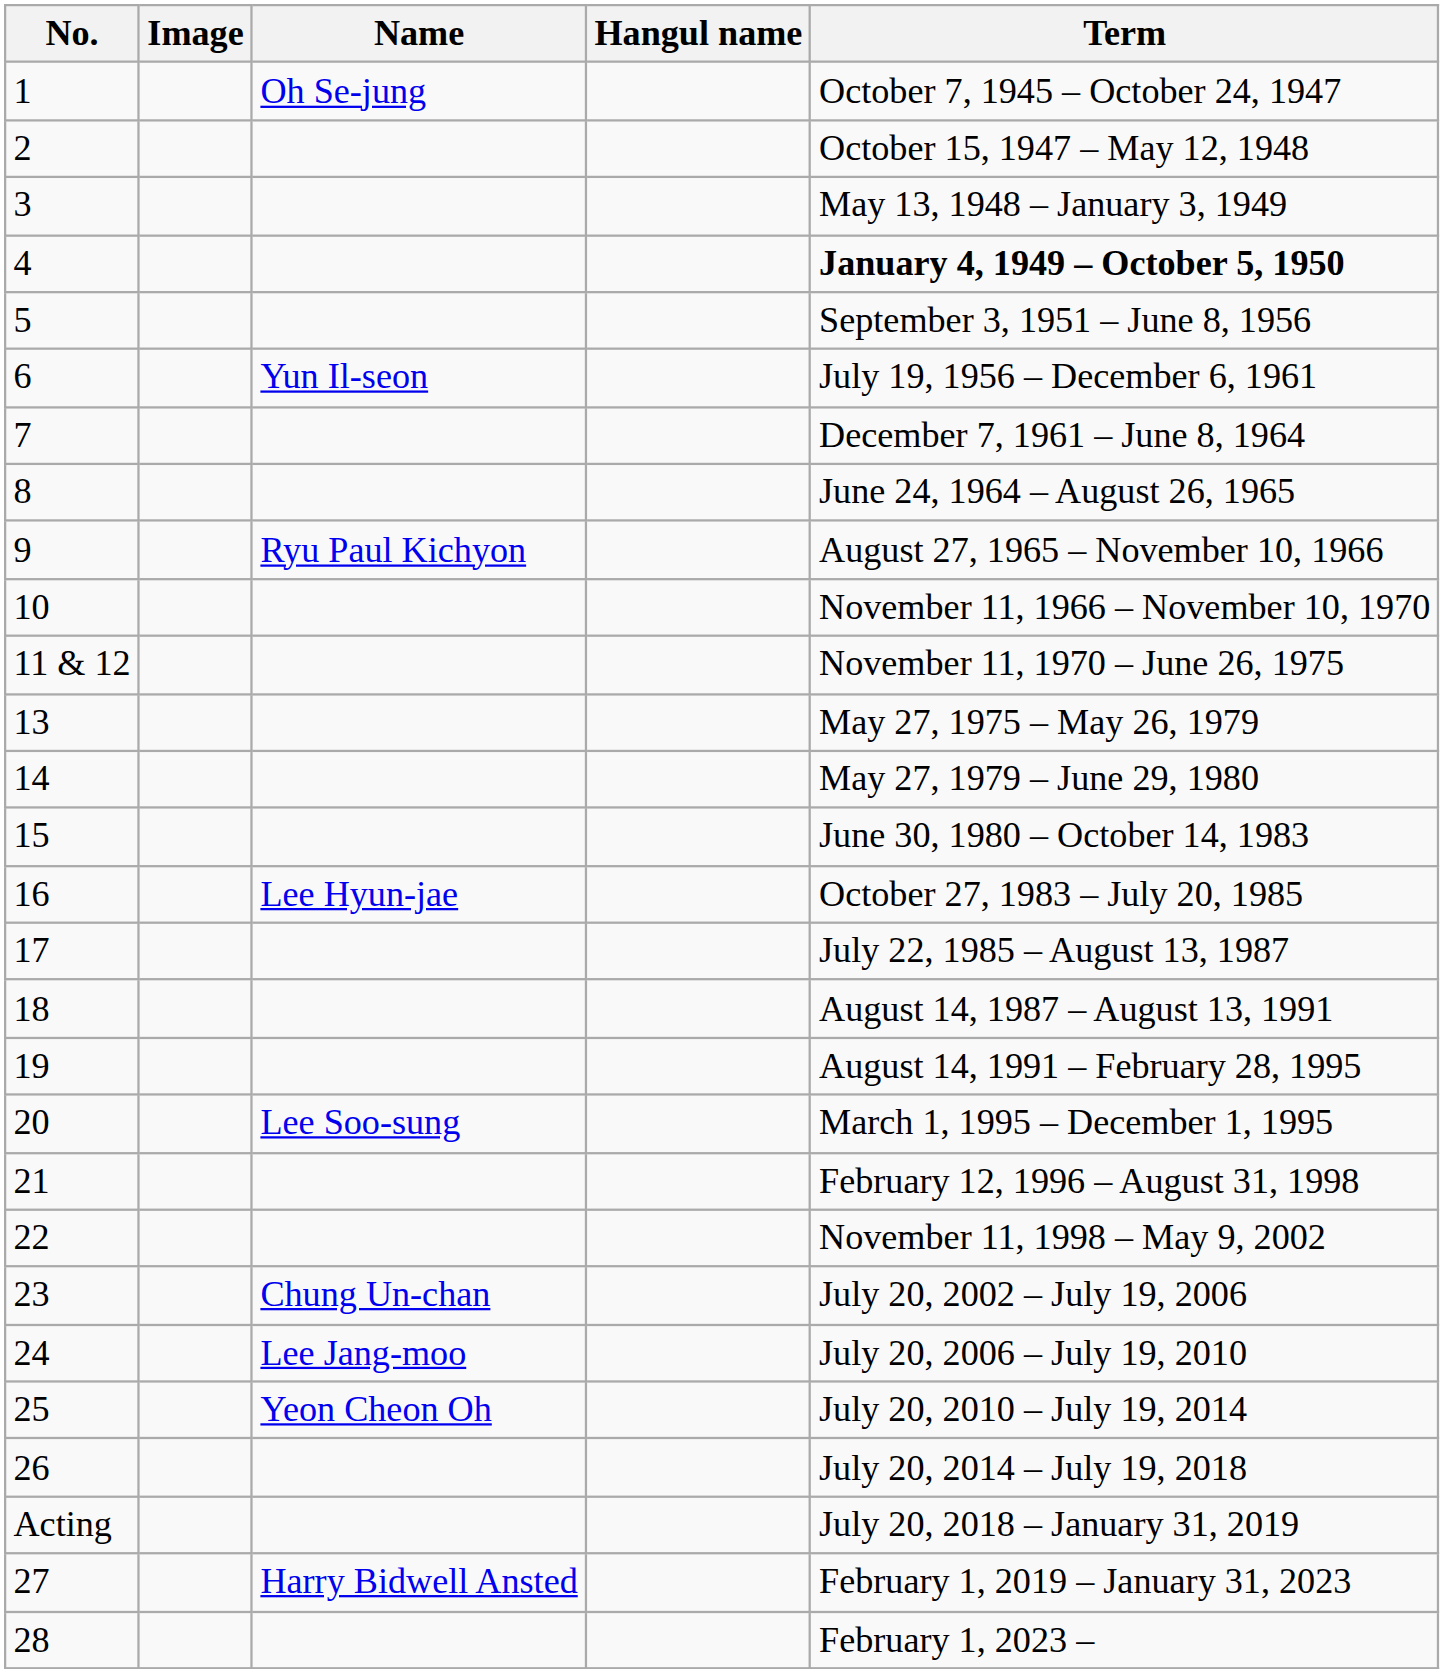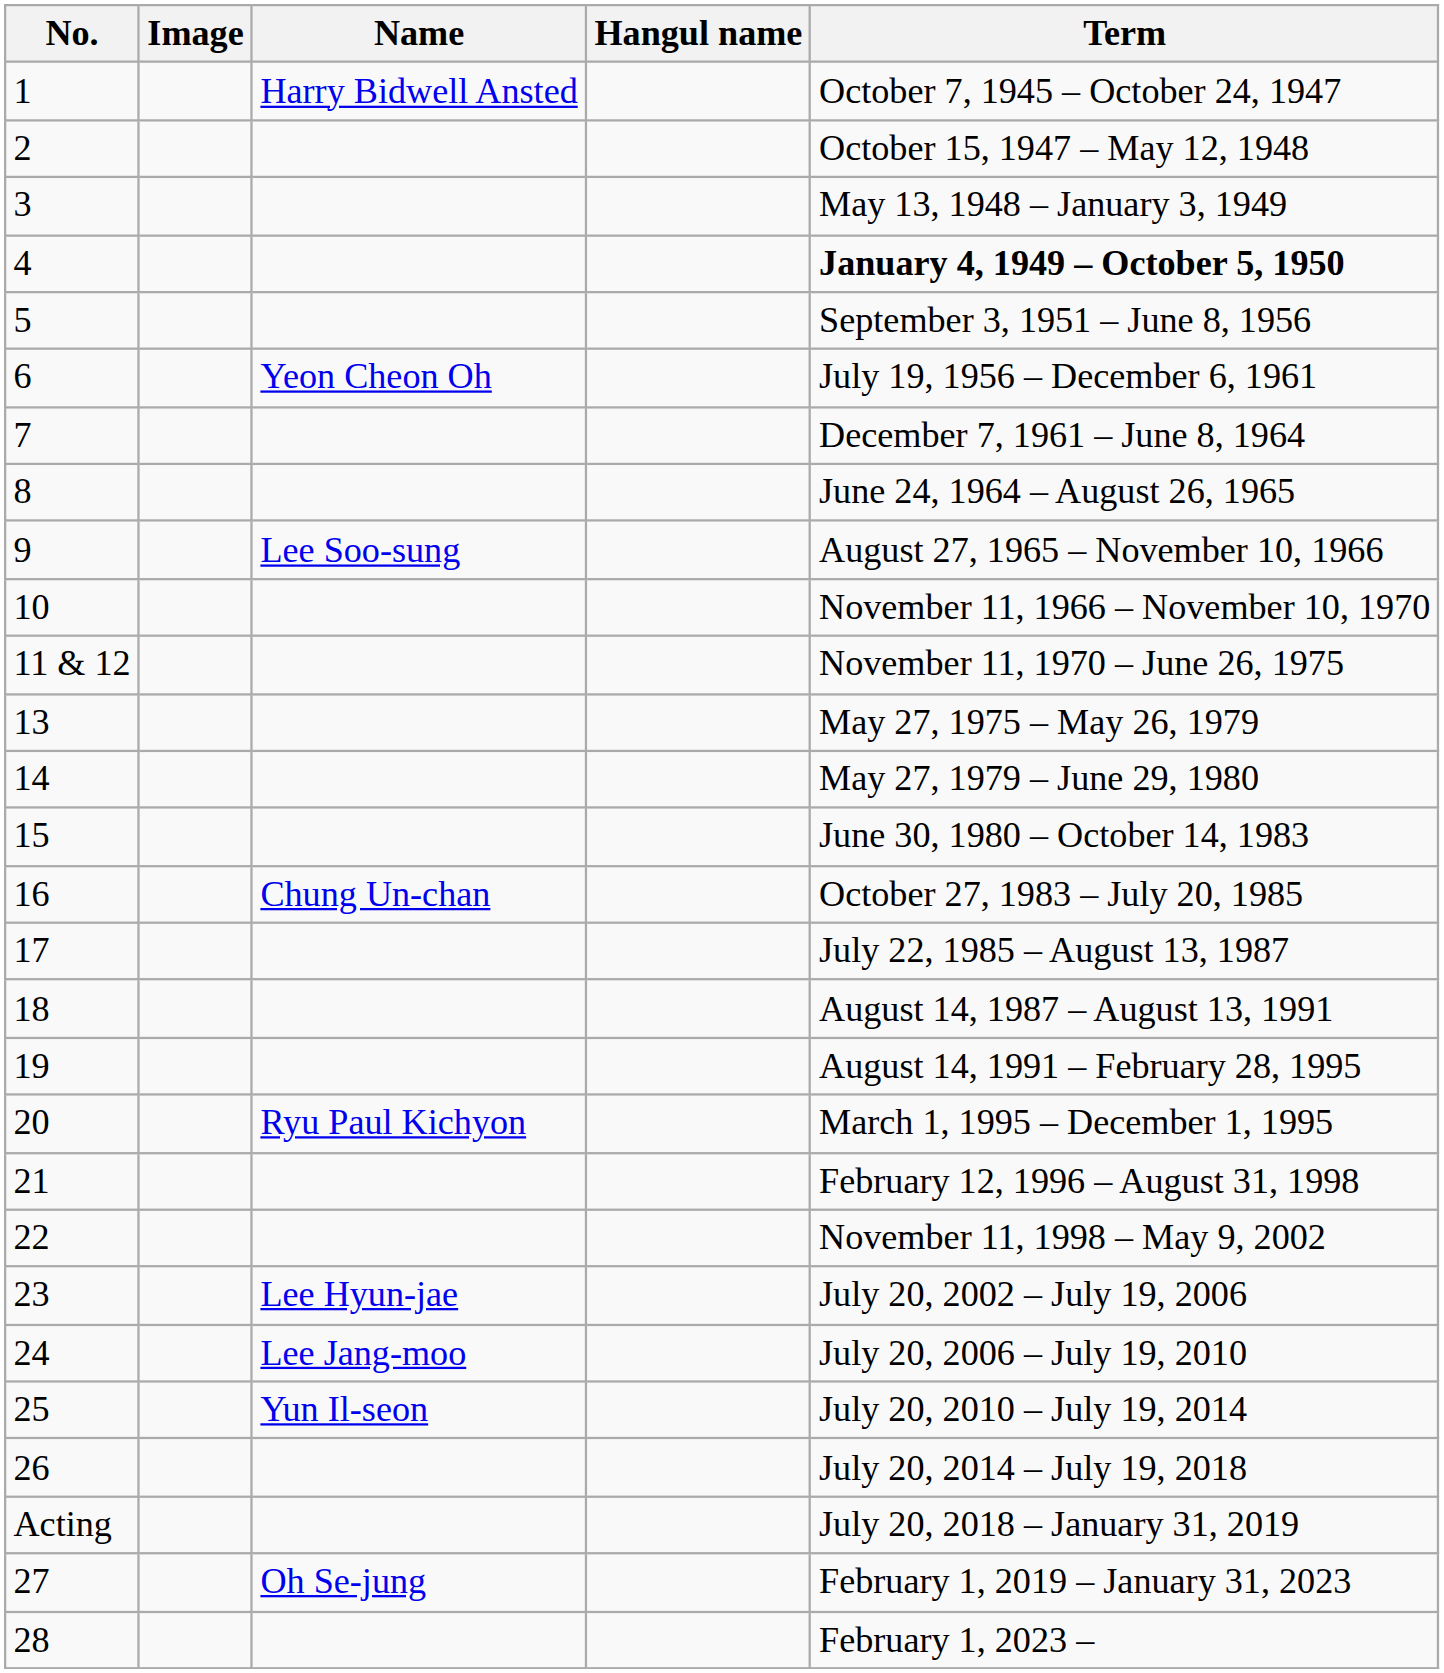(343, 90) Oh Se-jung -> (419, 90) Harry Bidwell Ansted
(344, 377) Yun Il-seon -> (376, 377) Yeon Cheon Oh
(393, 549) Ryu Paul Kichyon -> (360, 549) Lee Soo-sung
(359, 893) Lee Hyun-jae -> (375, 893) Chung Un-chan
(360, 1122) Lee Soo-sung -> (393, 1122) Ryu Paul Kichyon
(375, 1294) Chung Un-chan -> (359, 1294) Lee Hyun-jae
(376, 1409) Yeon Cheon Oh -> (344, 1409) Yun Il-seon
(419, 1581) Harry Bidwell Ansted -> (343, 1581) Oh Se-jung
